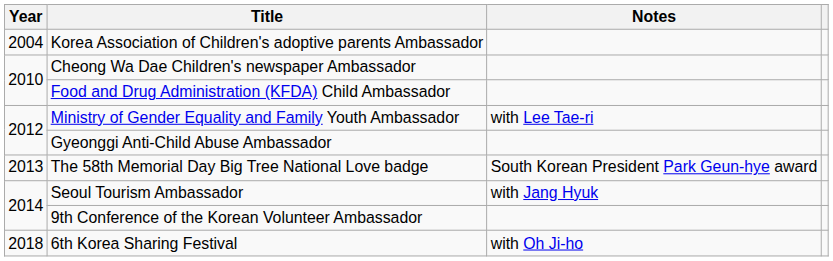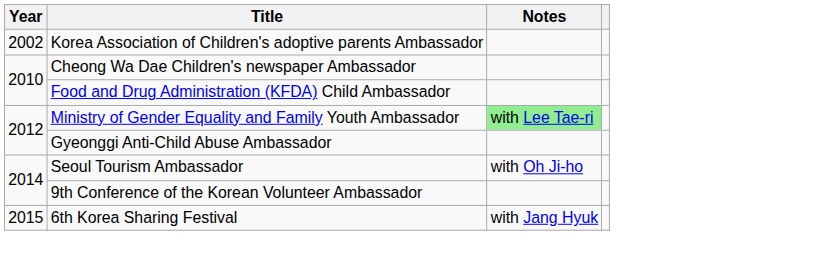(26, 42) 2004 -> (26, 42) 2002
(542, 117) no background -> (542, 117) lightgreen background
- row: (240, 167)
(544, 192) with Jang Hyuk -> (537, 167) with Oh Ji-ho
(26, 243) 2018 -> (26, 218) 2015
(537, 243) with Oh Ji-ho -> (544, 218) with Jang Hyuk
